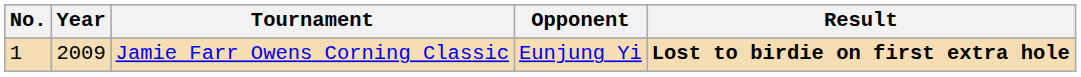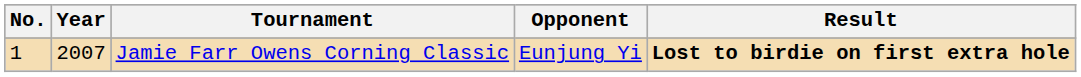(81, 55) 2009 -> (81, 55) 2007
